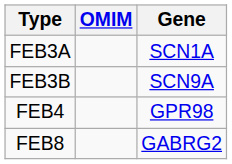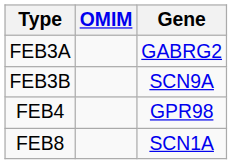(182, 50) SCN1A -> (182, 50) GABRG2
(182, 143) GABRG2 -> (182, 143) SCN1A
